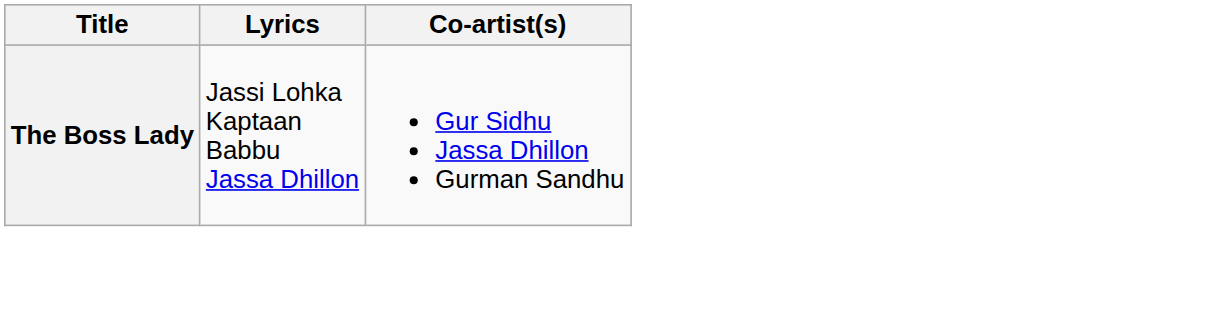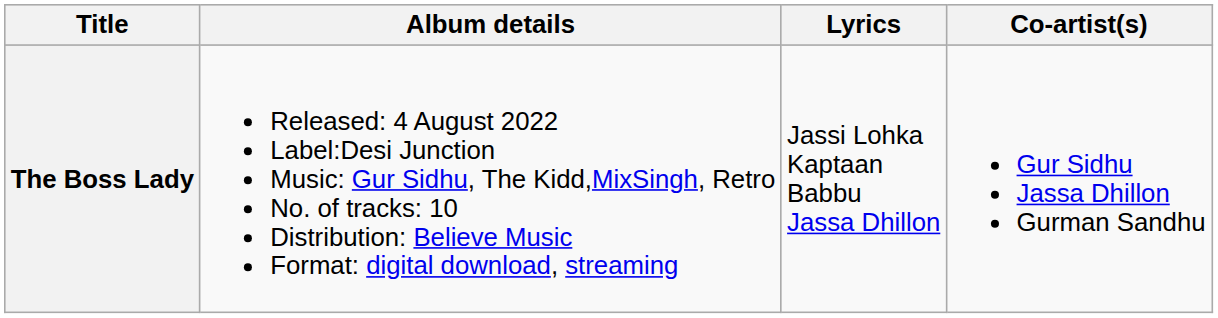+ column: (491, 24)
